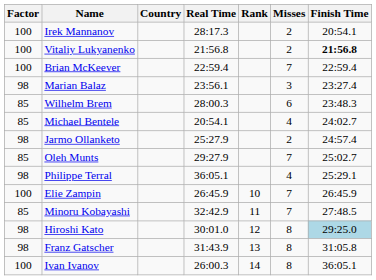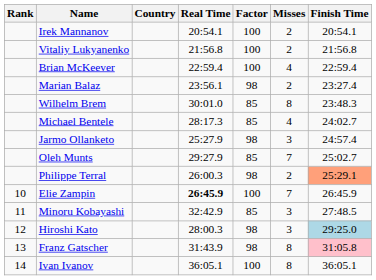columns swapped: (255, 13) <-> (23, 13)
(211, 31) 28:17.3 -> (206, 31) 20:54.1
(340, 49) bold -> (340, 49) normal
(289, 67) 7 -> (289, 67) 4
(289, 85) 3 -> (289, 85) 2
(211, 103) 28:00.3 -> (206, 103) 30:01.0
(289, 103) 6 -> (289, 103) 8
(211, 121) 20:54.1 -> (206, 121) 28:17.3
(289, 139) 2 -> (289, 139) 3
(211, 175) 36:05.1 -> (206, 175) 26:00.3
(289, 175) 4 -> (289, 175) 2
(340, 175) no background -> (340, 175) lightsalmon background
(211, 193) normal -> (206, 193) bold
(289, 211) 7 -> (289, 211) 3
(211, 229) 30:01.0 -> (206, 229) 28:00.3
(289, 229) 8 -> (289, 229) 3
(340, 247) no background -> (340, 247) pink background
(211, 265) 26:00.3 -> (206, 265) 36:05.1
